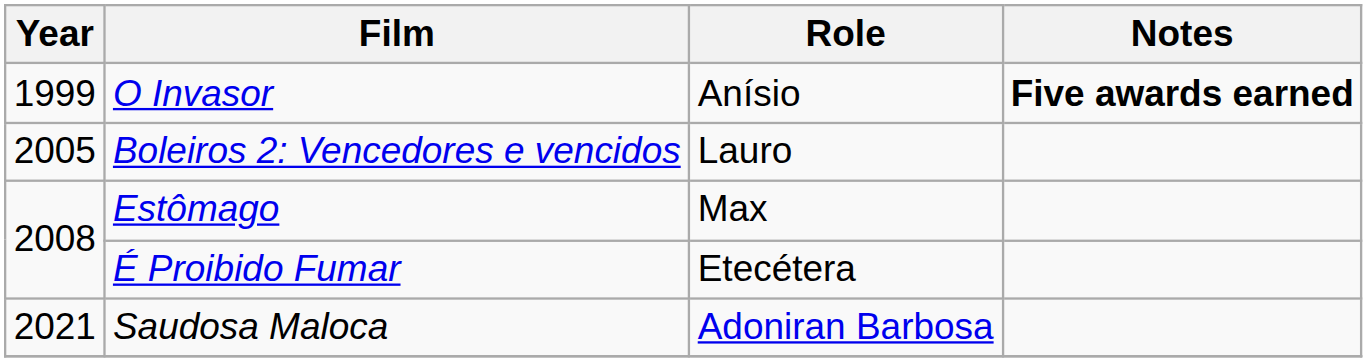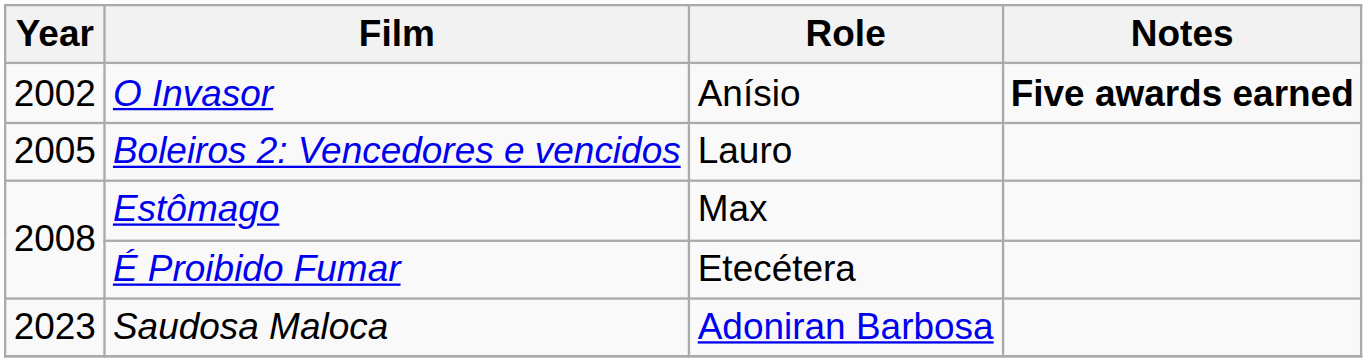(55, 92) 1999 -> (55, 92) 2002
(55, 326) 2021 -> (55, 326) 2023
